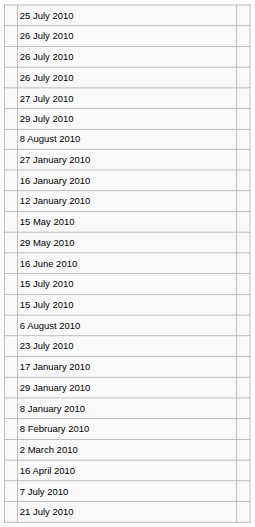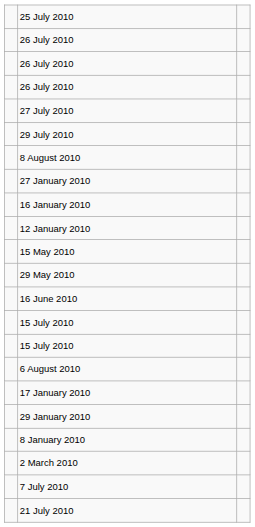- row: (11, 346)
- row: (11, 429)
- row: (11, 470)
